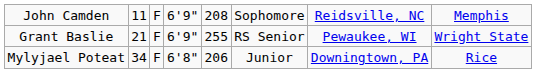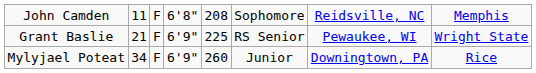(183, 15) 6'9" -> (183, 15) 6'8"
(216, 36) 255 -> (216, 36) 225
(183, 57) 6'8" -> (183, 57) 6'9"
(216, 57) 206 -> (216, 57) 260
